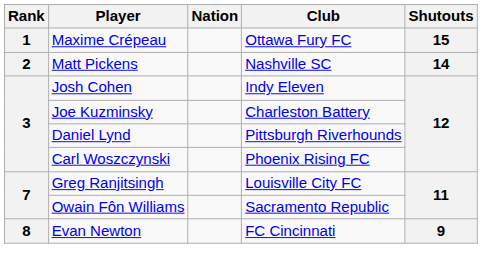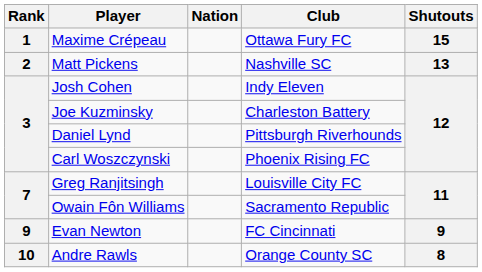(441, 64) 14 -> (441, 64) 13
(26, 231) 8 -> (26, 231) 9
+ row: (94, 254)
